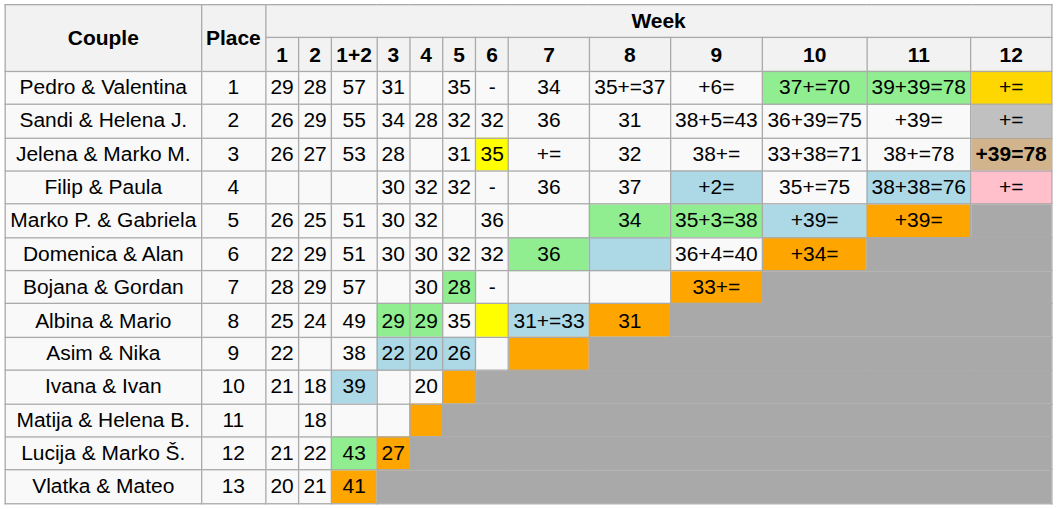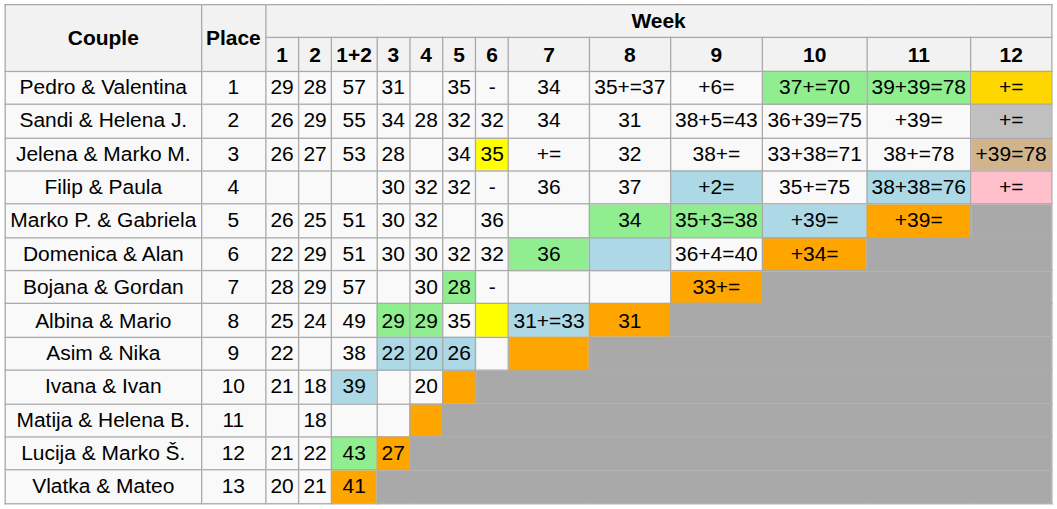(549, 120) 36 -> (549, 120) 34
(459, 154) 31 -> (459, 154) 34
(1011, 154) bold -> (1011, 154) normal
